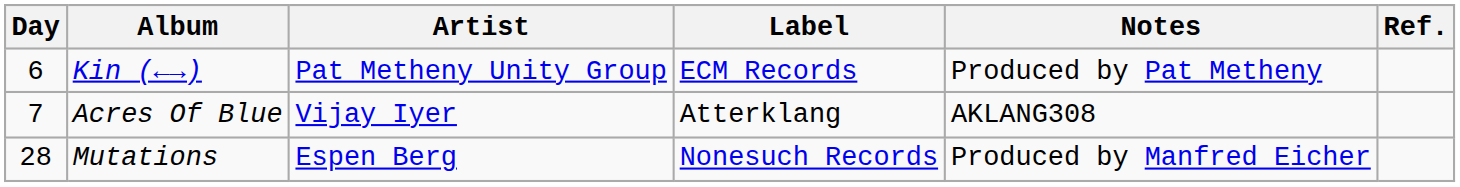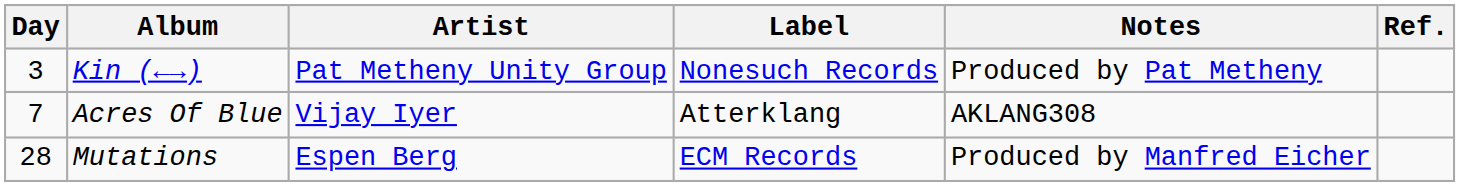(36, 71) 6 -> (36, 71) 3
(769, 71) ECM Records -> (809, 71) Nonesuch Records
(809, 159) Nonesuch Records -> (769, 159) ECM Records
